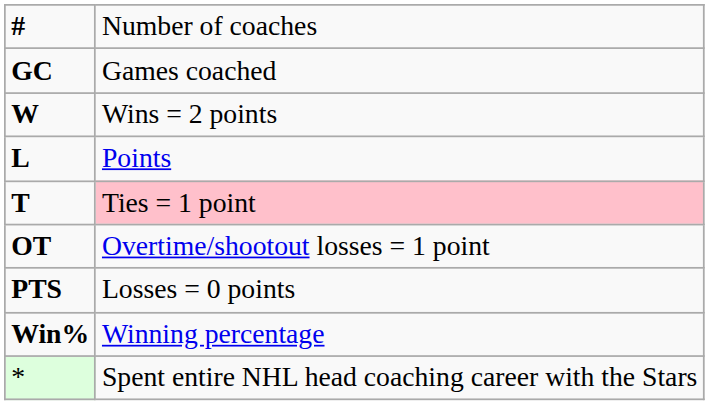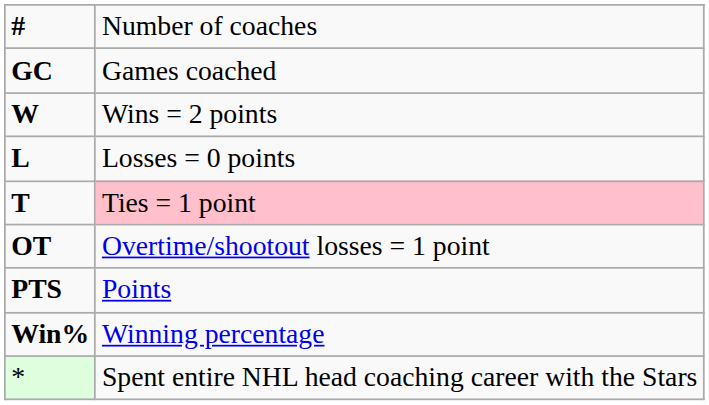(137, 158) Points -> (199, 158) Losses = 0 points
(199, 289) Losses = 0 points -> (137, 289) Points
